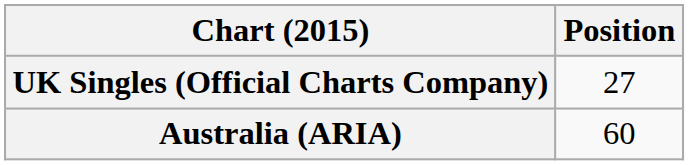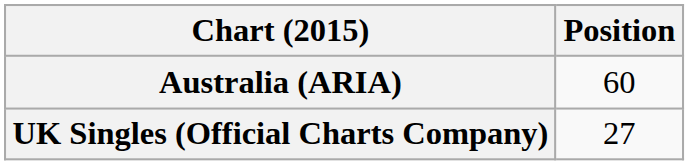rows swapped: (280, 133) <-> (280, 81)
